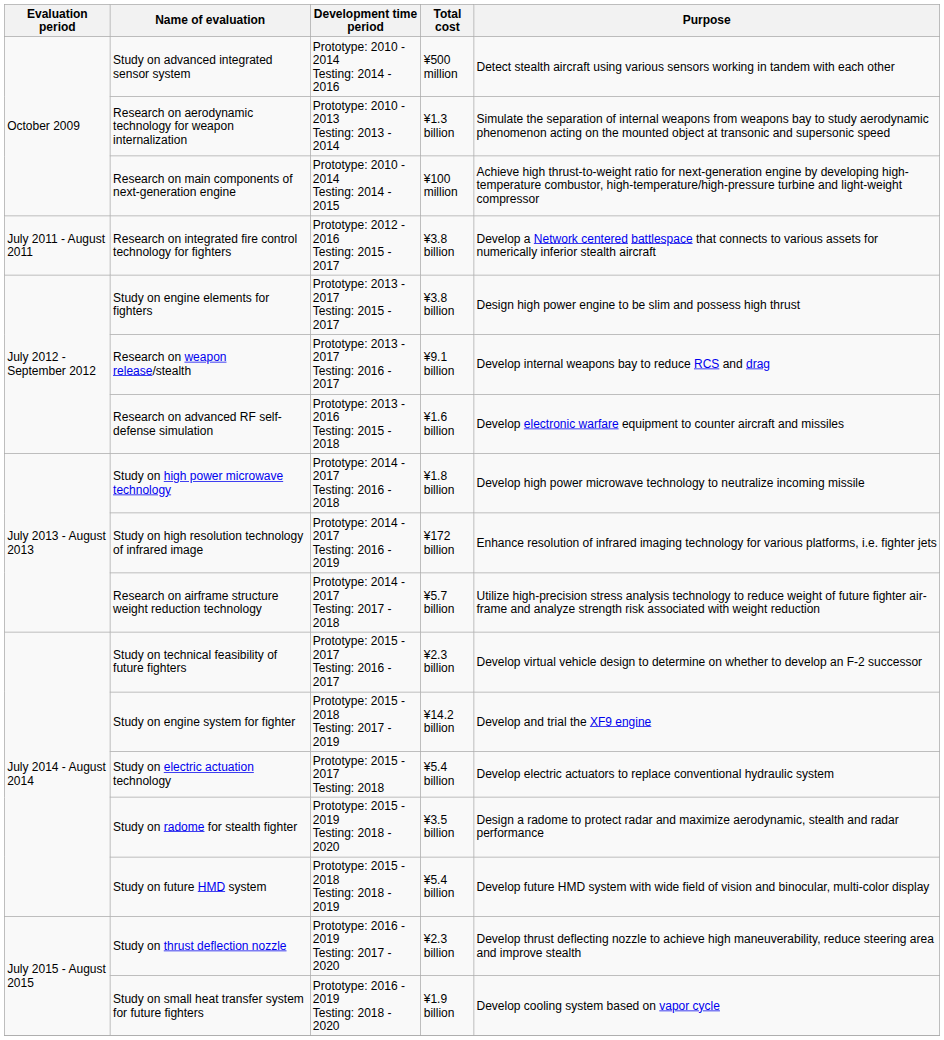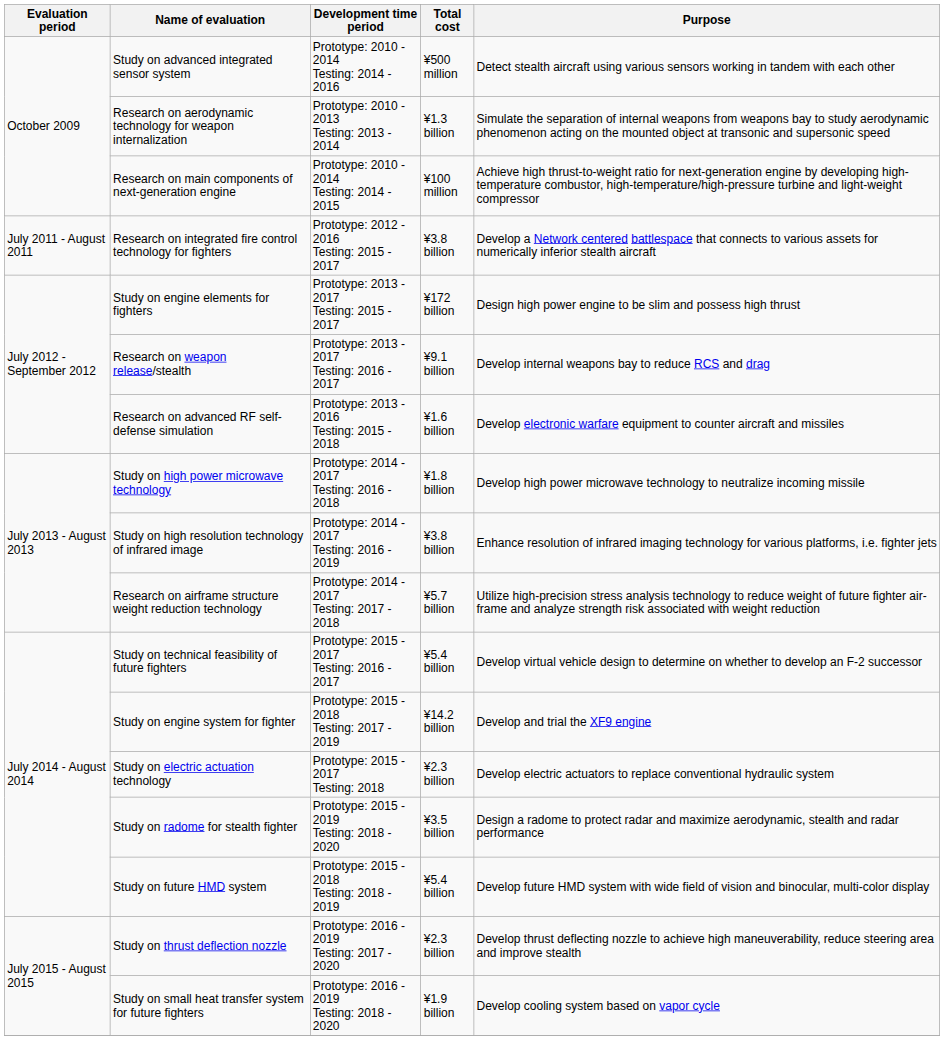(439, 304) ¥3.8 billion -> (439, 304) ¥172 billion
(439, 543) ¥172 billion -> (439, 543) ¥3.8 billion
(439, 662) ¥2.3 billion -> (439, 662) ¥5.4 billion
(439, 774) ¥5.4 billion -> (439, 774) ¥2.3 billion
